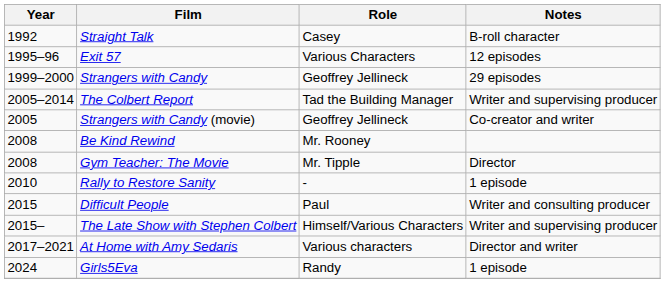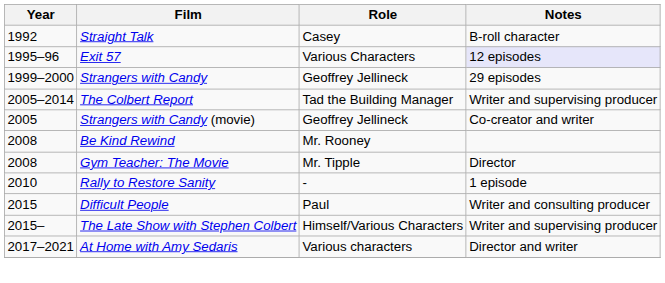(505, 57) no background -> (505, 57) lavender background
- row: (109, 267)
